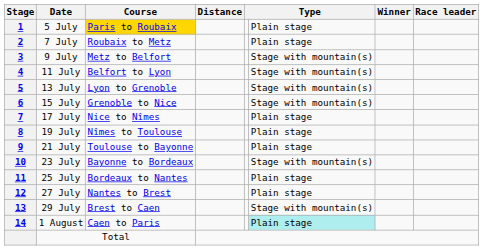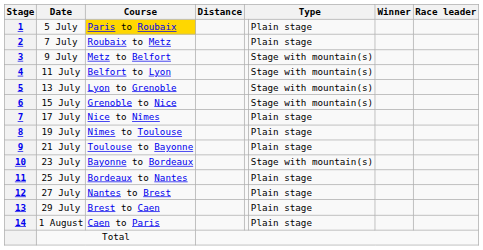(312, 207) Stage with mountain(s) -> (281, 207) Plain stage
(281, 222) paleturquoise background -> (281, 222) no background
